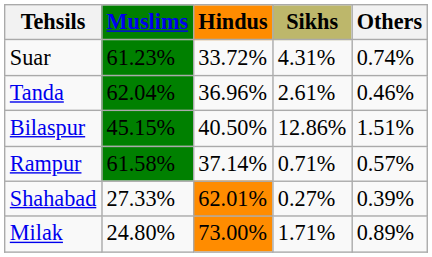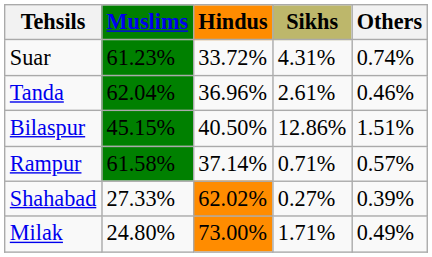(233, 198) 62.01% -> (233, 198) 62.02%
(385, 233) 0.89% -> (385, 233) 0.49%
